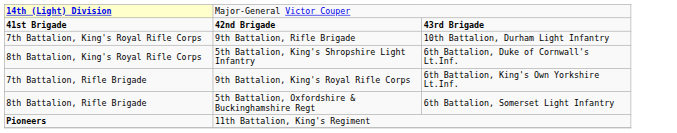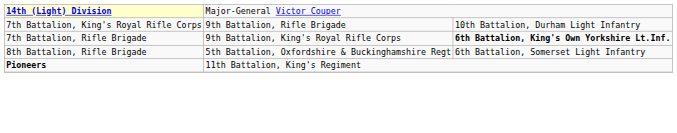- row: (36, 25)
- row: (104, 57)
(511, 80) normal -> (563, 38) bold
